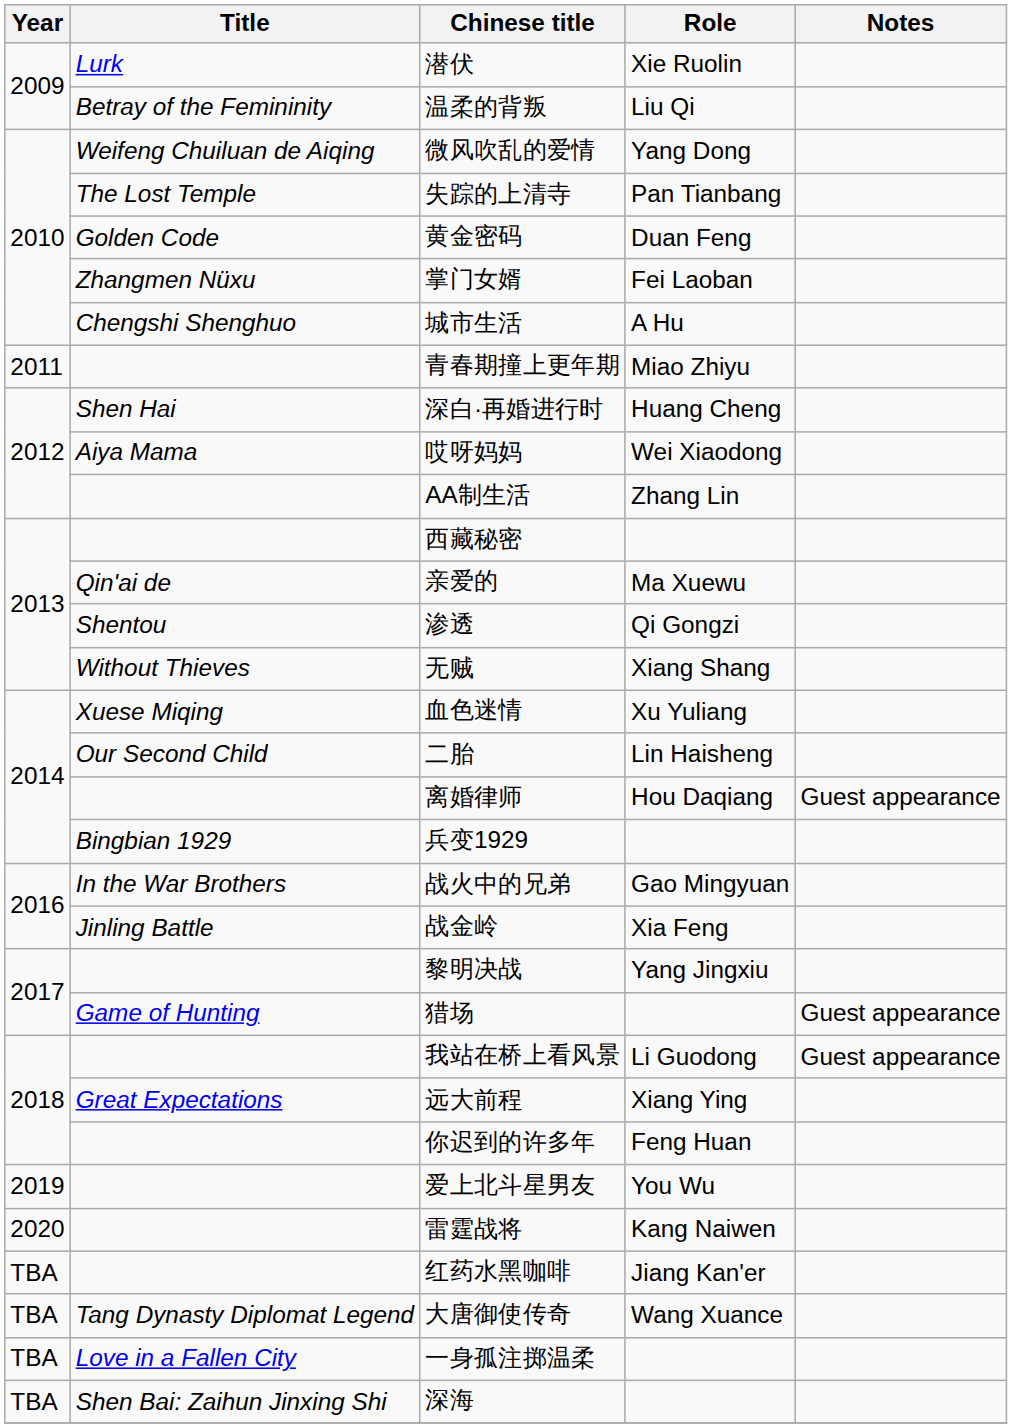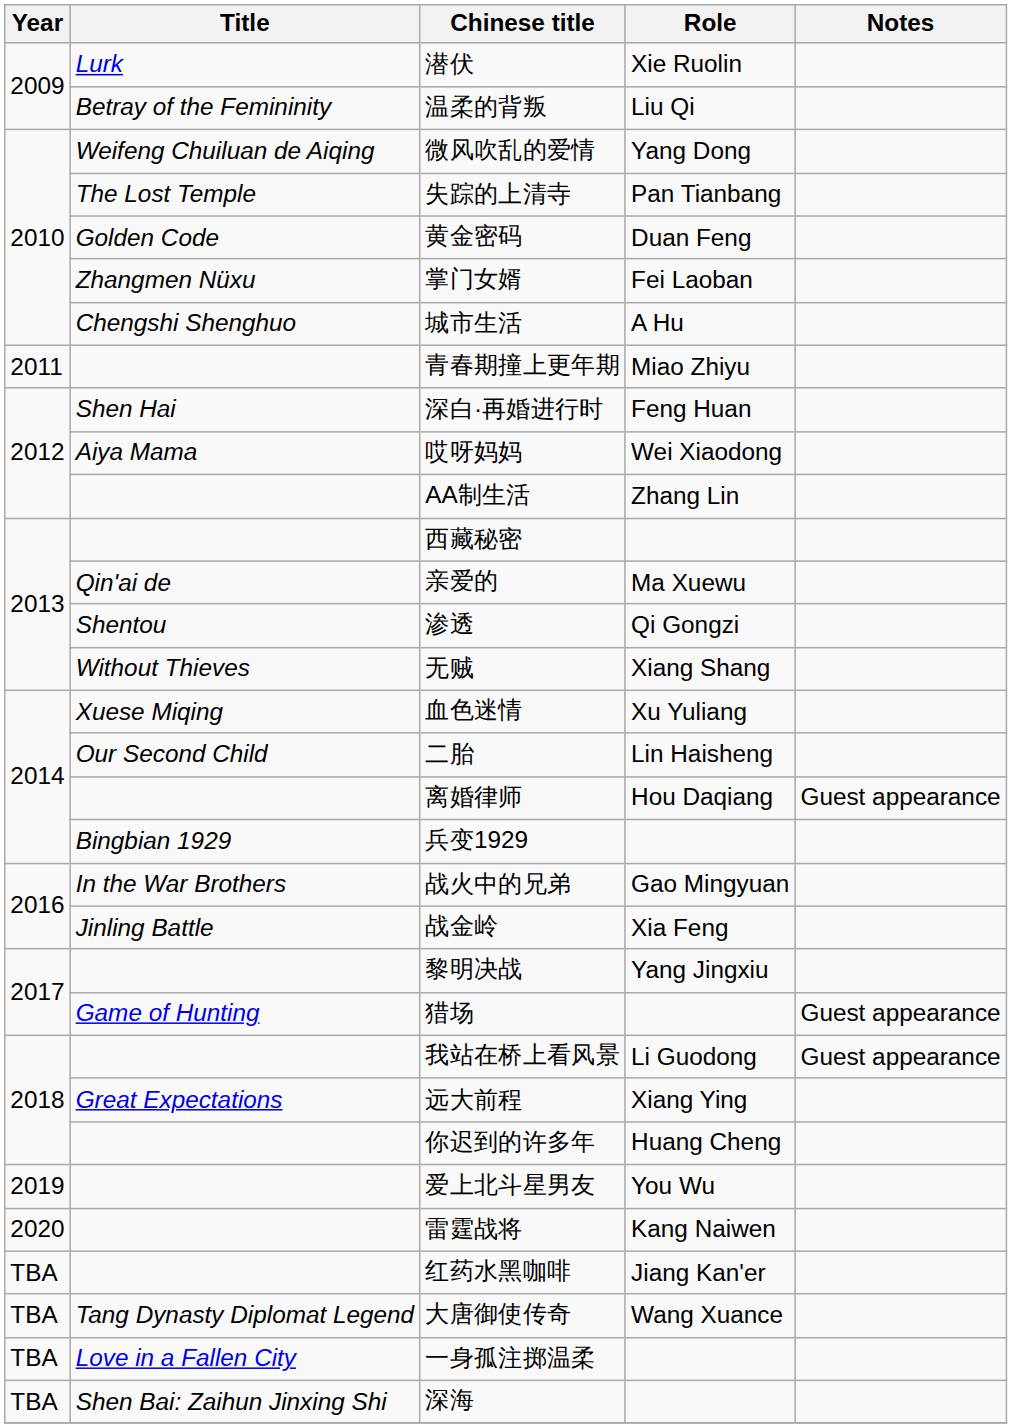(706, 409) Huang Cheng -> (691, 409) Feng Huan
(691, 1142) Feng Huan -> (706, 1142) Huang Cheng
